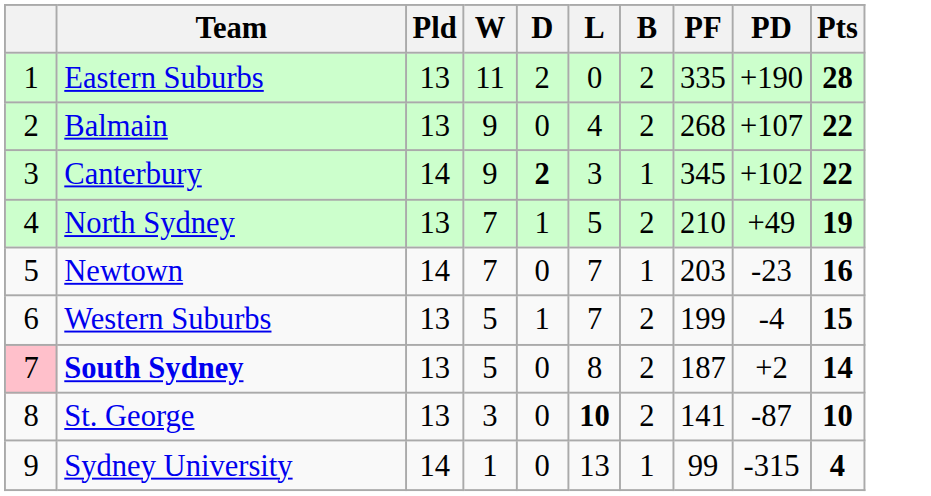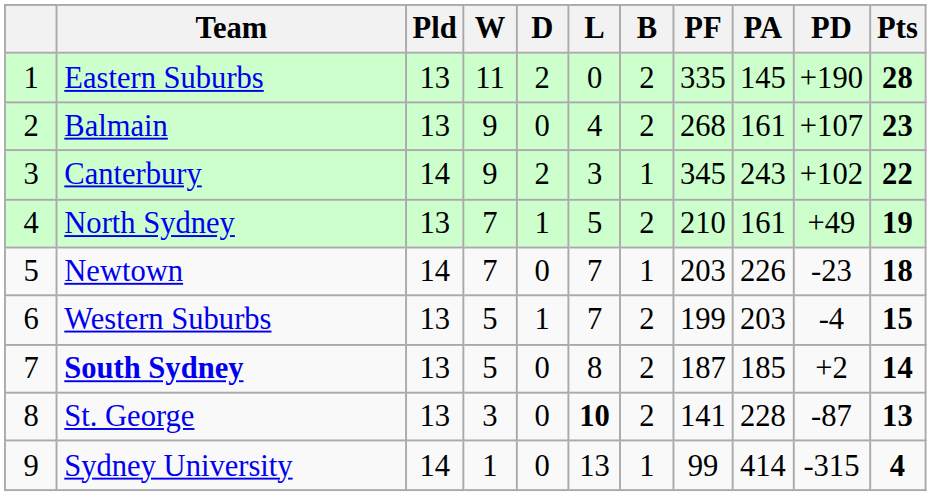+ column: (763, 28)
(837, 125) 22 -> (897, 125) 23
(542, 174) bold -> (542, 174) normal
(837, 271) 16 -> (897, 271) 18
(31, 367) pink background -> (31, 367) no background
(837, 416) 10 -> (897, 416) 13
